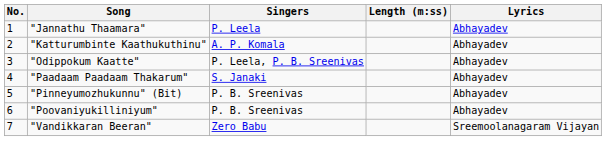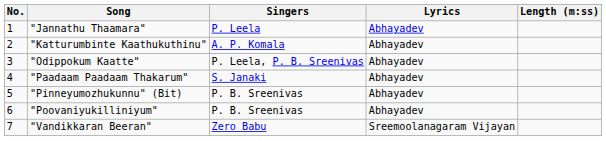columns swapped: (526, 13) <-> (408, 13)
